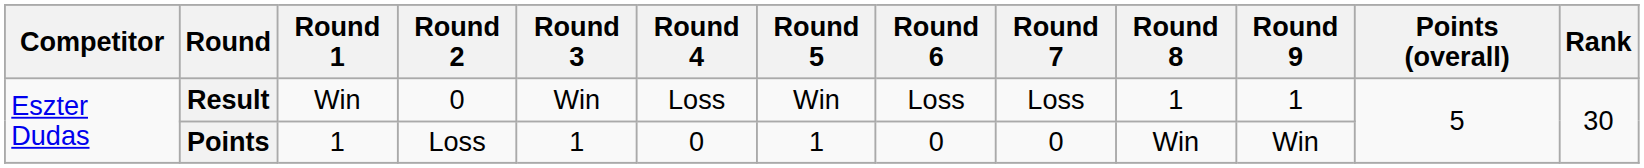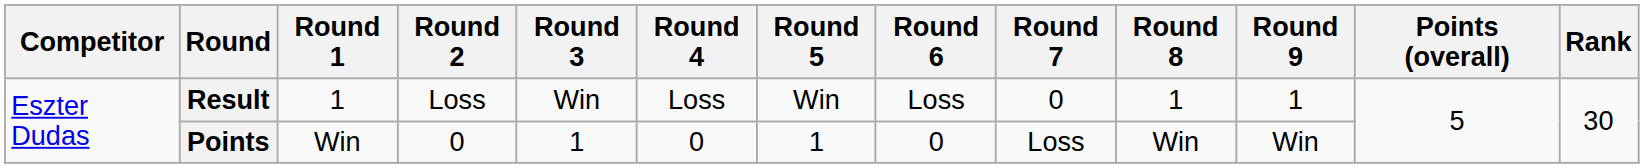(337, 100) Win -> (337, 100) 1
(457, 100) 0 -> (457, 100) Loss
(1056, 100) Loss -> (1056, 100) 0
(337, 142) 1 -> (337, 142) Win
(457, 142) Loss -> (457, 142) 0
(1056, 142) 0 -> (1056, 142) Loss
